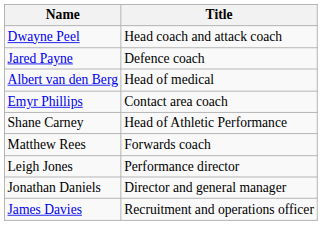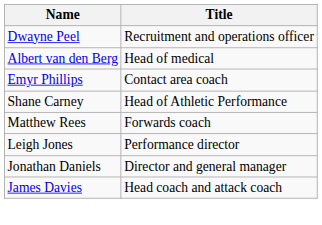(203, 36) Head coach and attack coach -> (219, 36) Recruitment and operations officer
- row: (40, 58)
(219, 209) Recruitment and operations officer -> (203, 187) Head coach and attack coach
